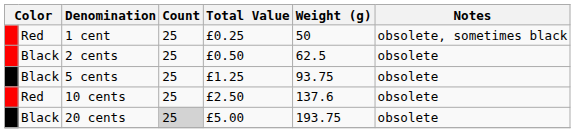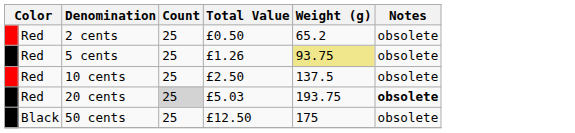- row: (88, 35)
(40, 56) Black -> (32, 35) Red
(311, 56) 62.5 -> (311, 35) 65.2
(40, 76) Black -> (32, 56) Red
(225, 76) £1.25 -> (225, 56) £1.26
(315, 76) no background -> (315, 56) khaki background
(315, 97) 137.6 -> (315, 76) 137.5
(40, 118) Black -> (32, 97) Red
(225, 118) £5.00 -> (225, 97) £5.03
(408, 118) normal -> (408, 97) bold
+ row: (95, 118)
